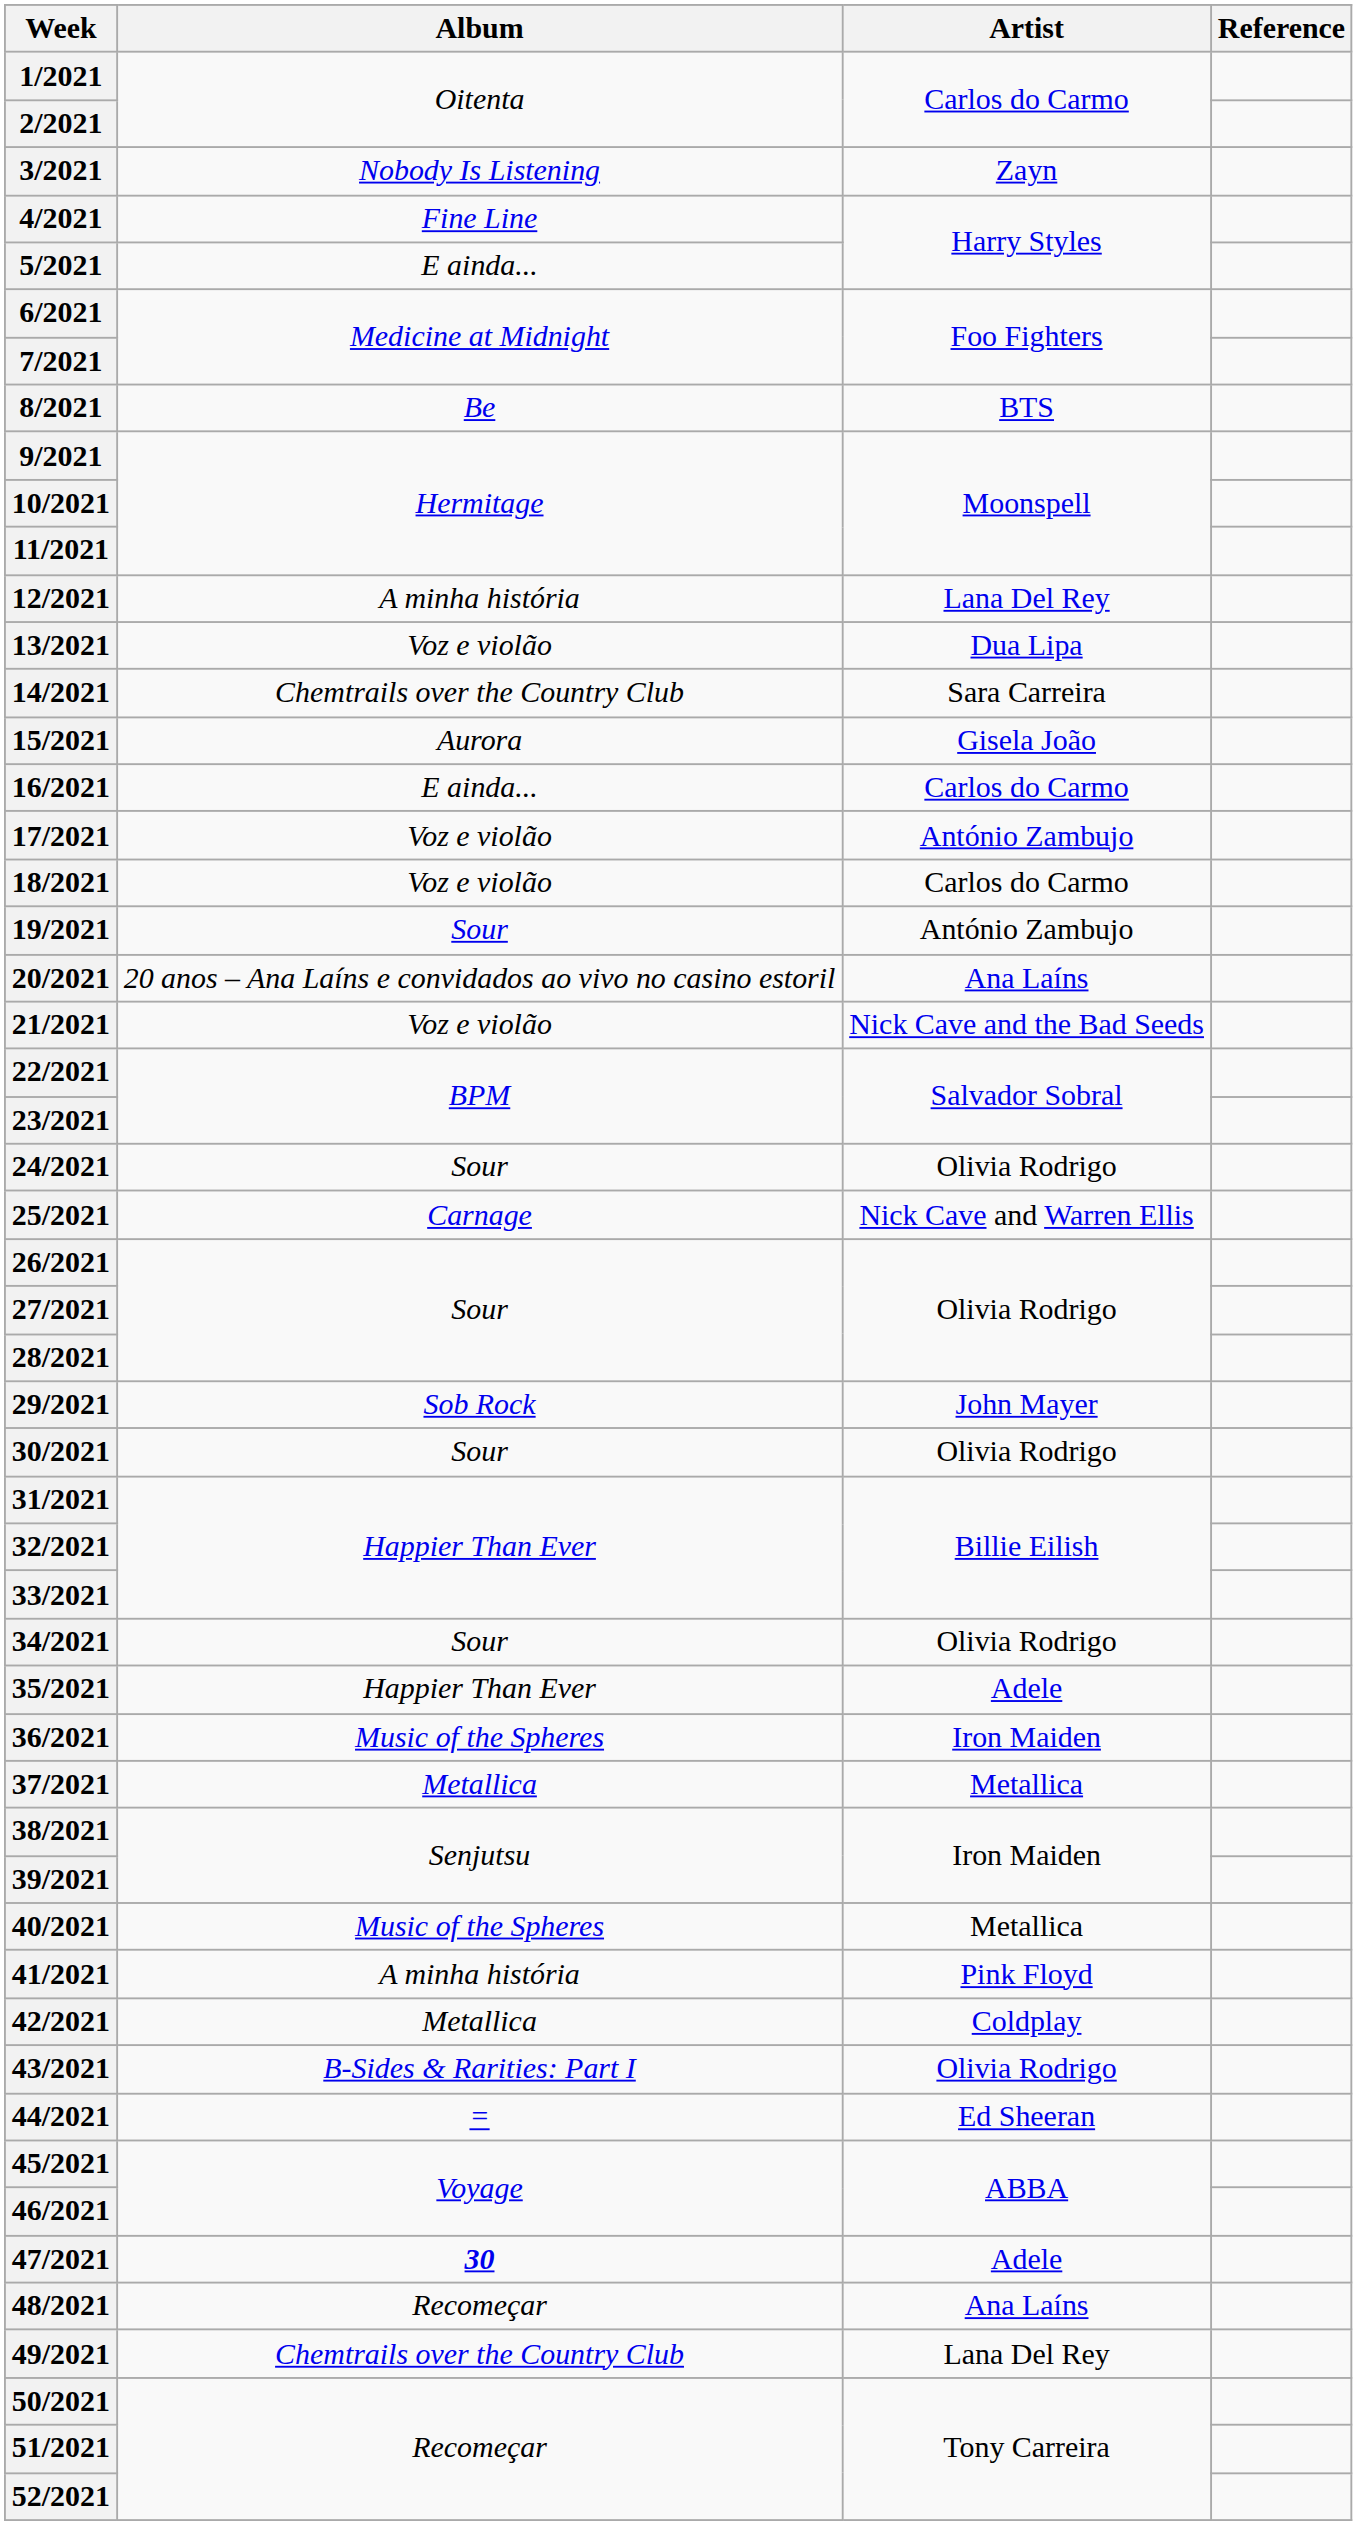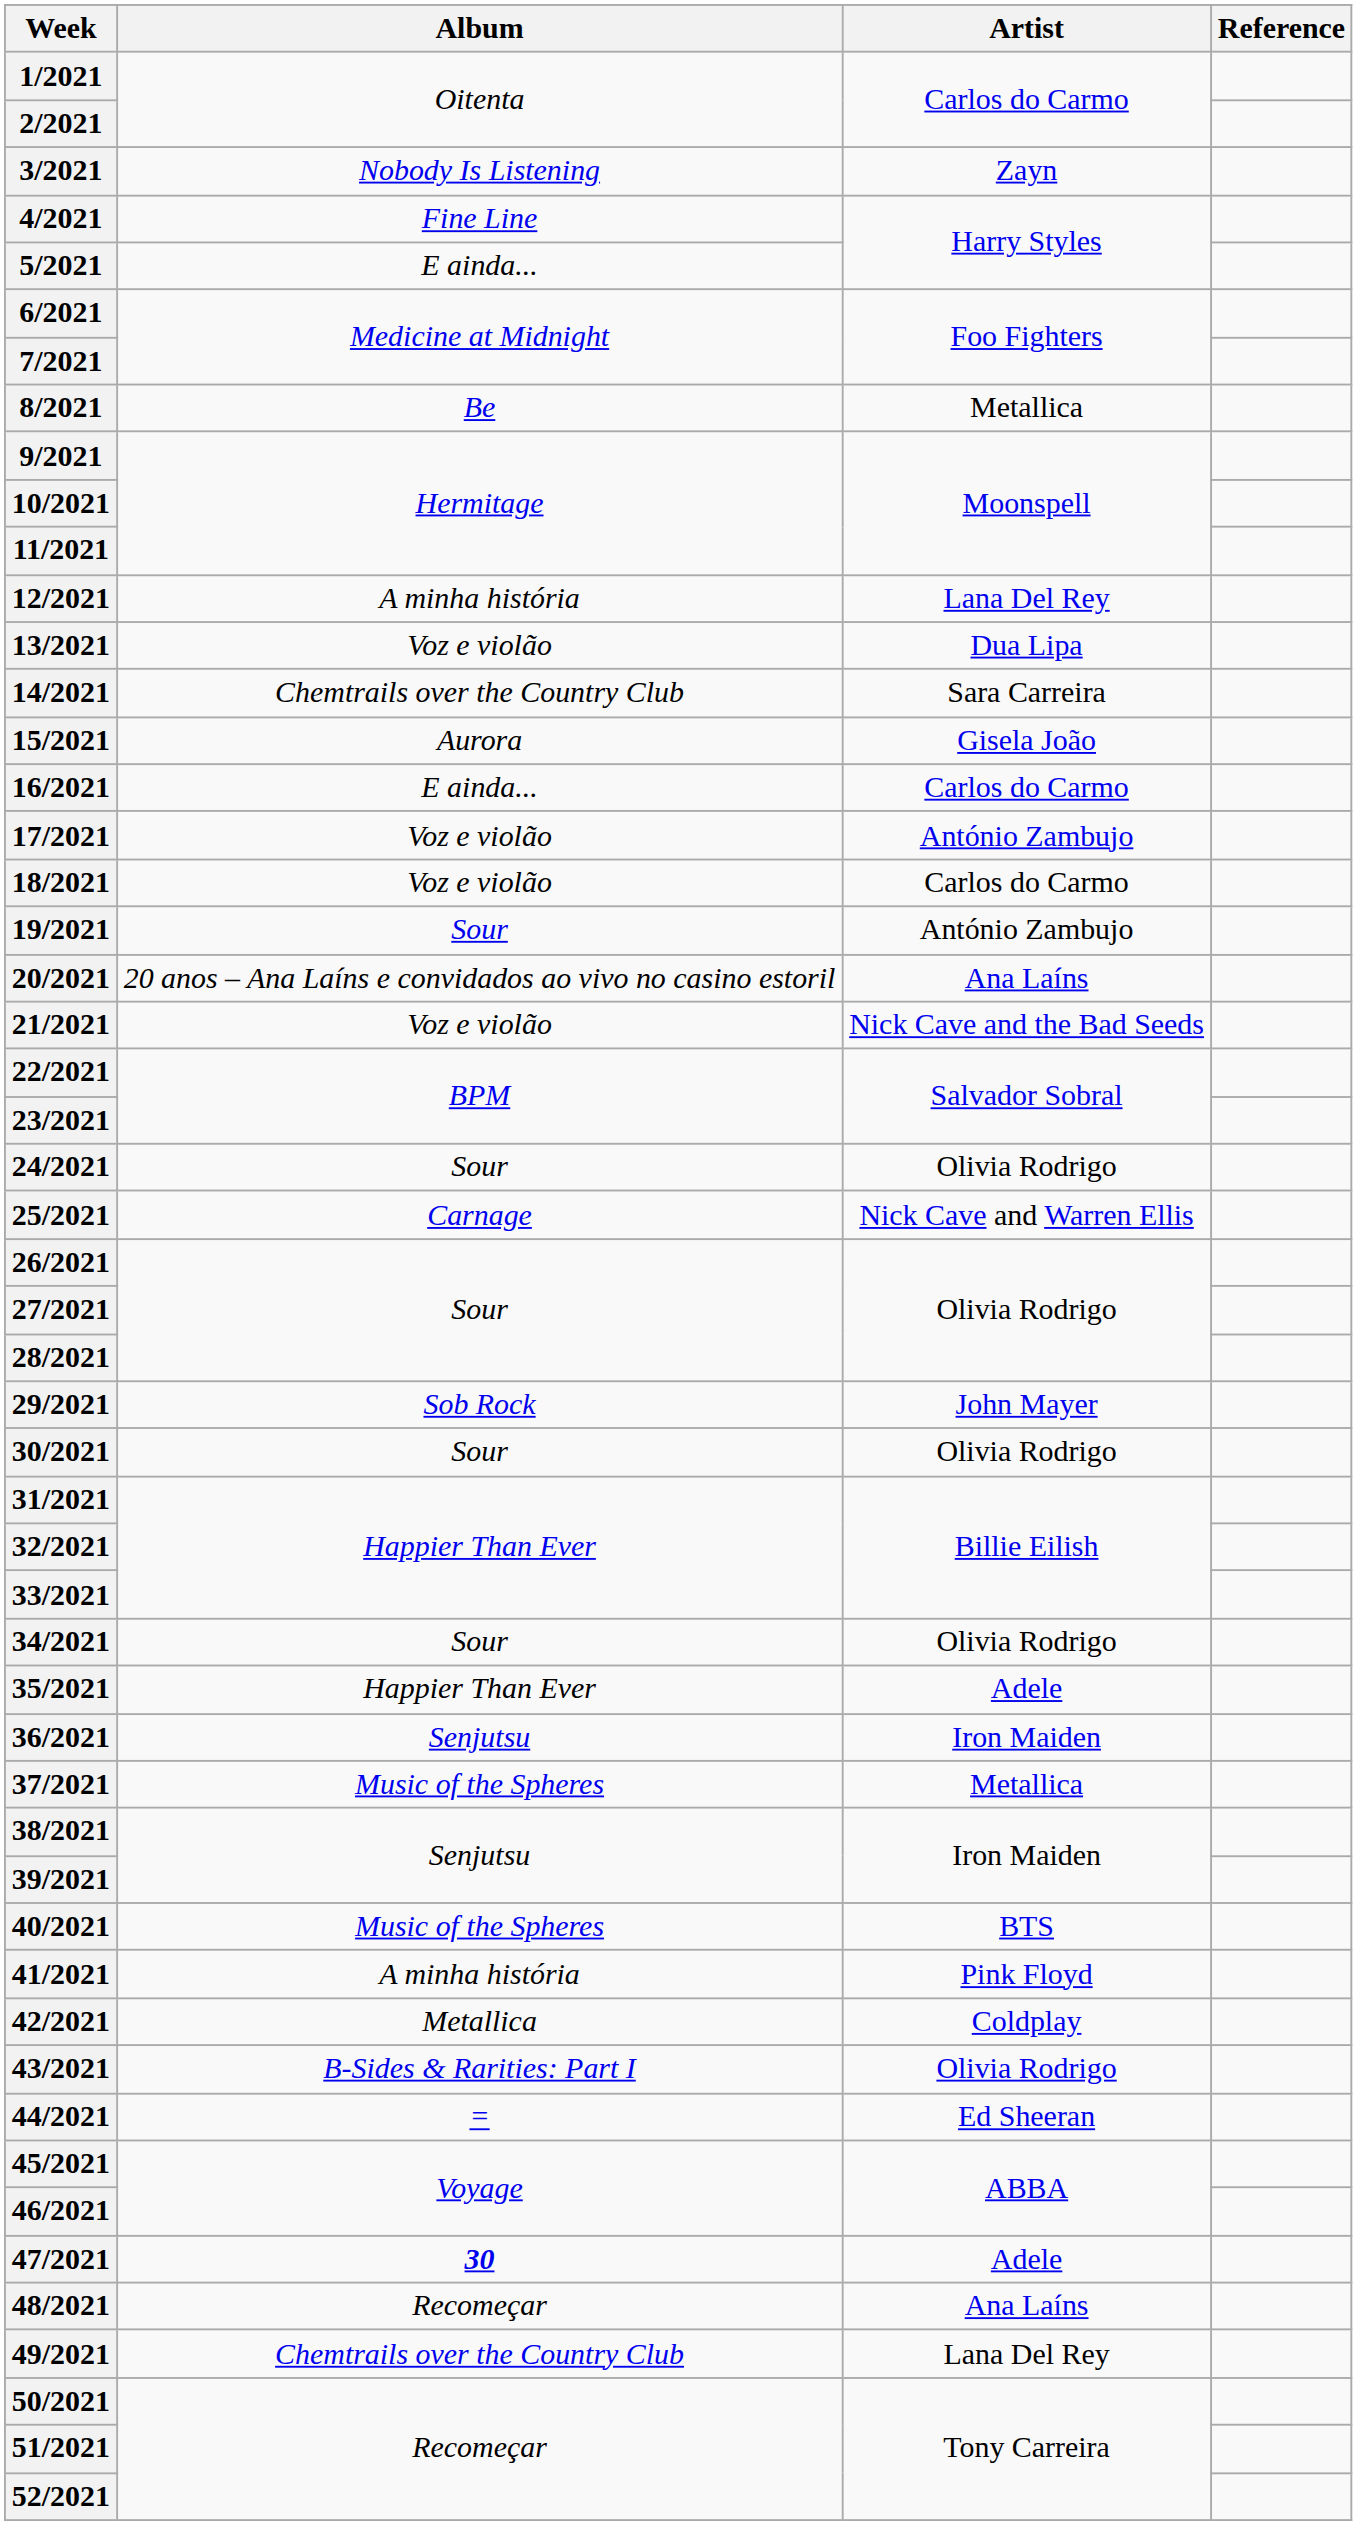(1027, 407) BTS -> (1027, 407) Metallica
(480, 1736) Music of the Spheres -> (480, 1736) Senjutsu
(480, 1783) Metallica -> (480, 1783) Music of the Spheres
(1027, 1926) Metallica -> (1027, 1926) BTS
